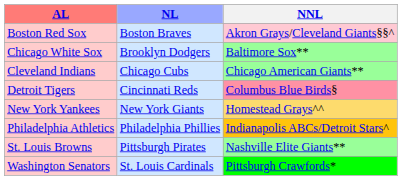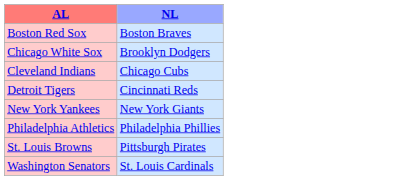- column: (310, 14)
